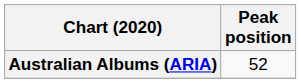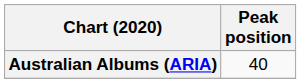(258, 64) 52 -> (258, 64) 40
